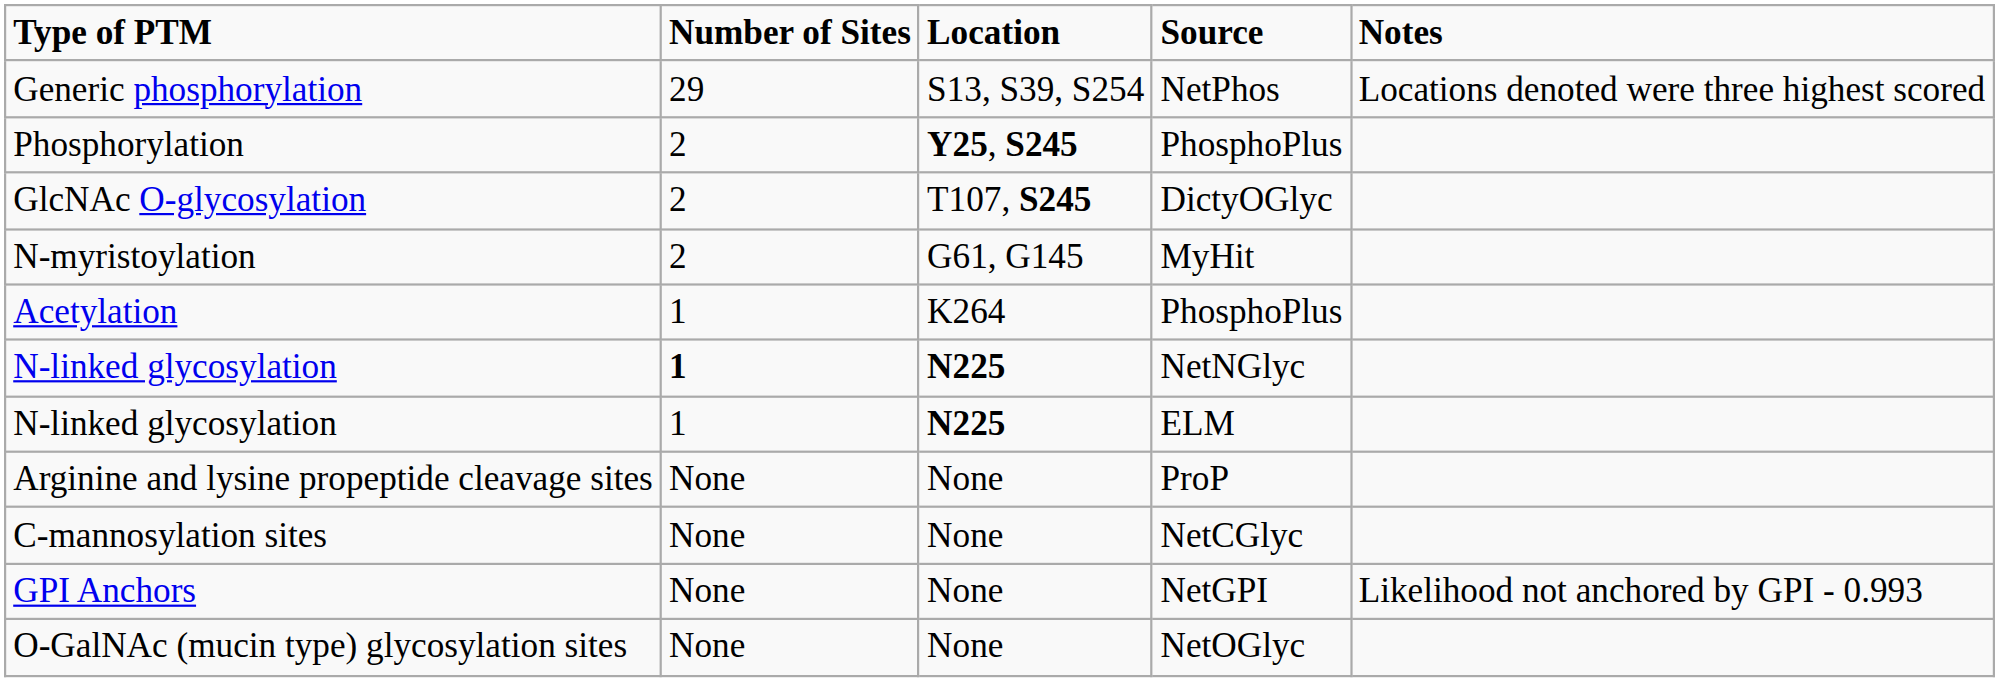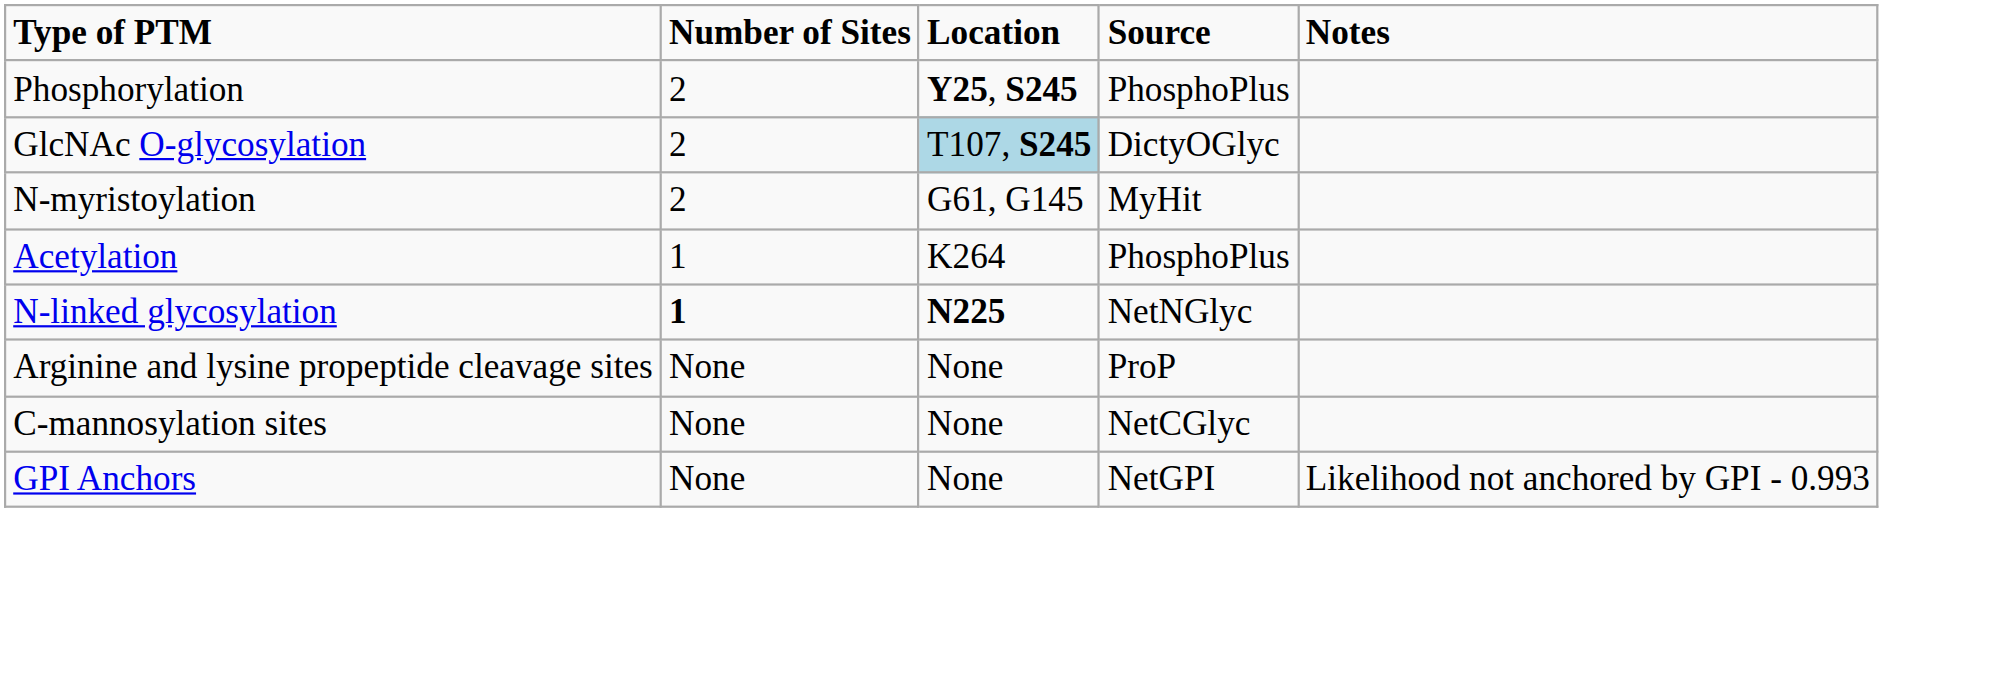- row: (188, 88)
(1009, 199) no background -> (1009, 144) lightblue background
- row: (175, 423)
- row: (320, 646)
